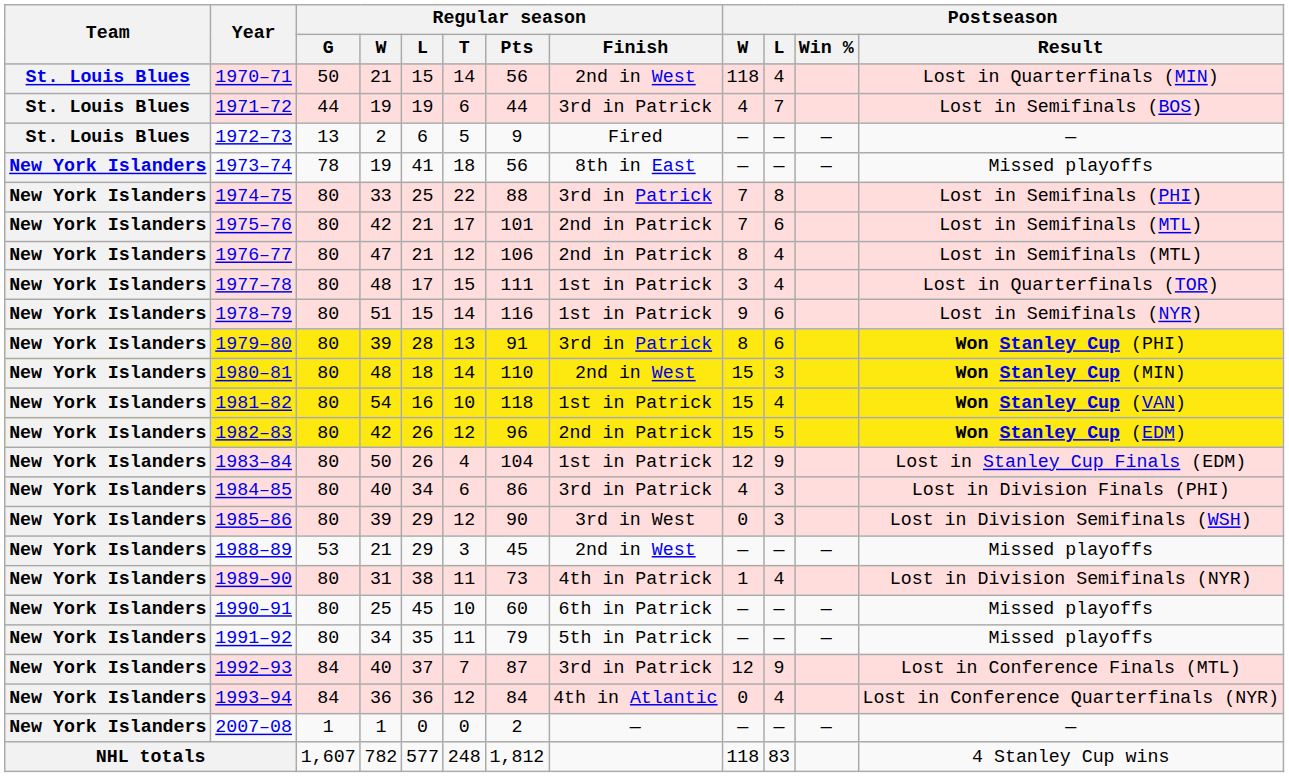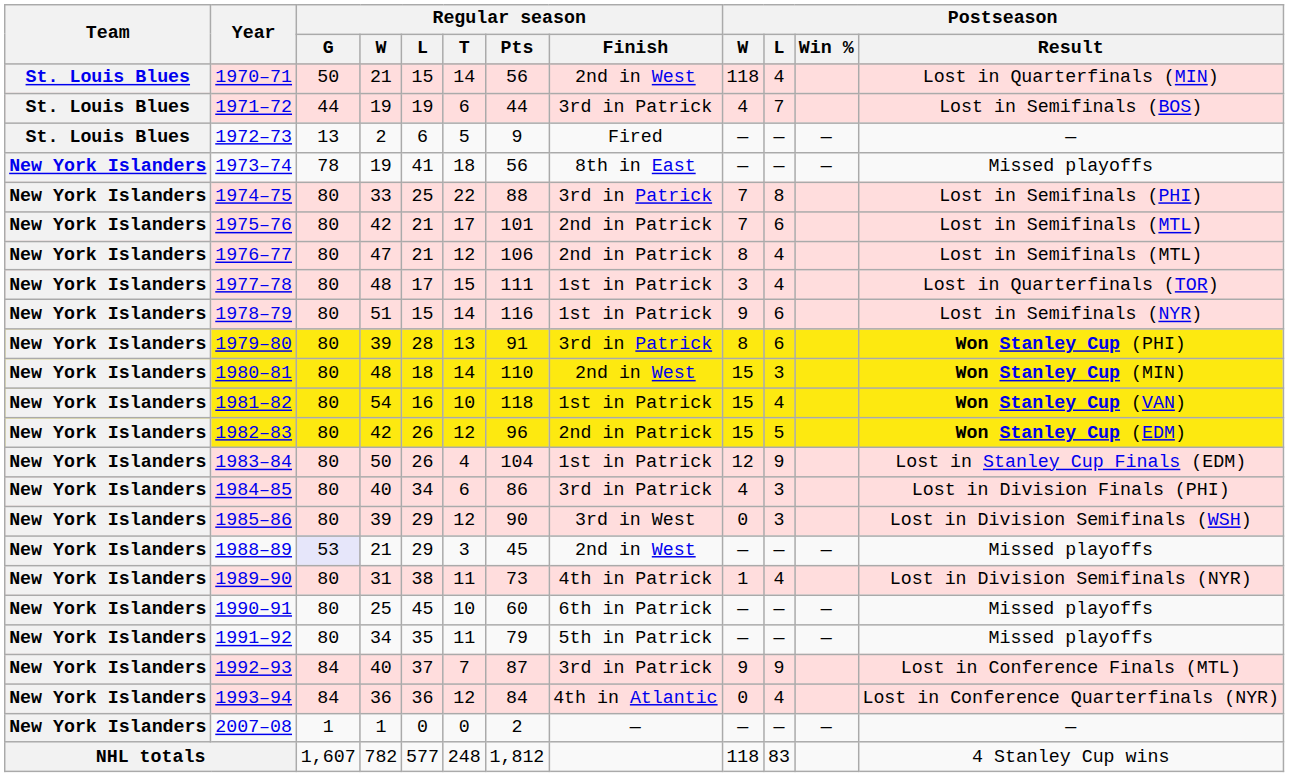(328, 551) no background -> (328, 551) lavender background
(743, 669) 12 -> (743, 669) 9
